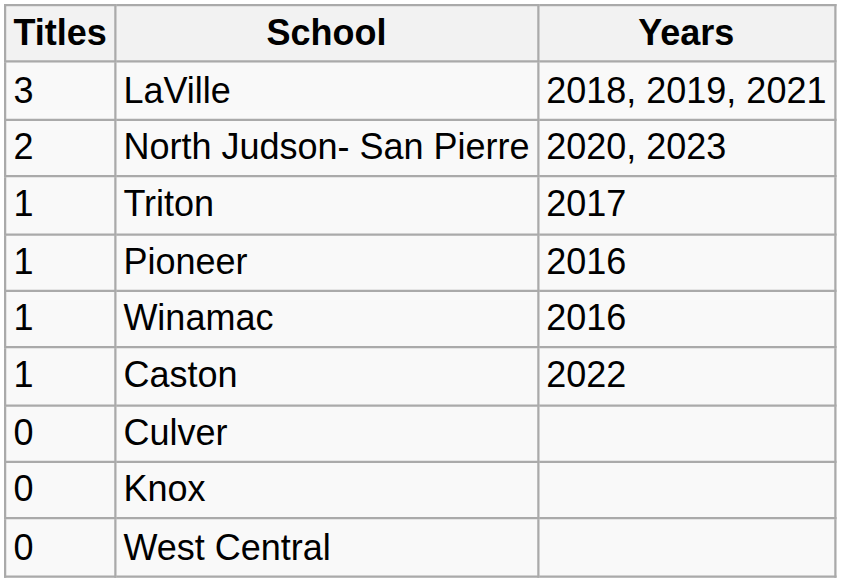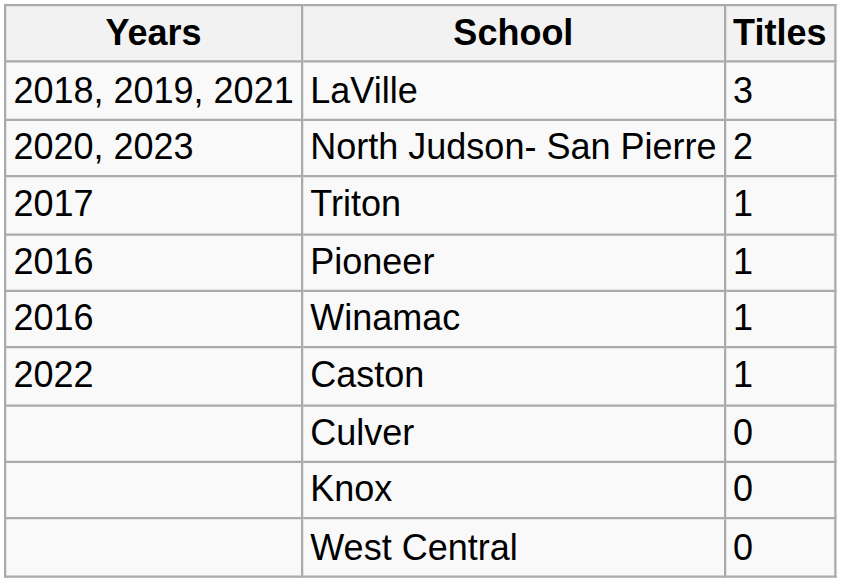columns swapped: (60, 33) <-> (686, 33)
